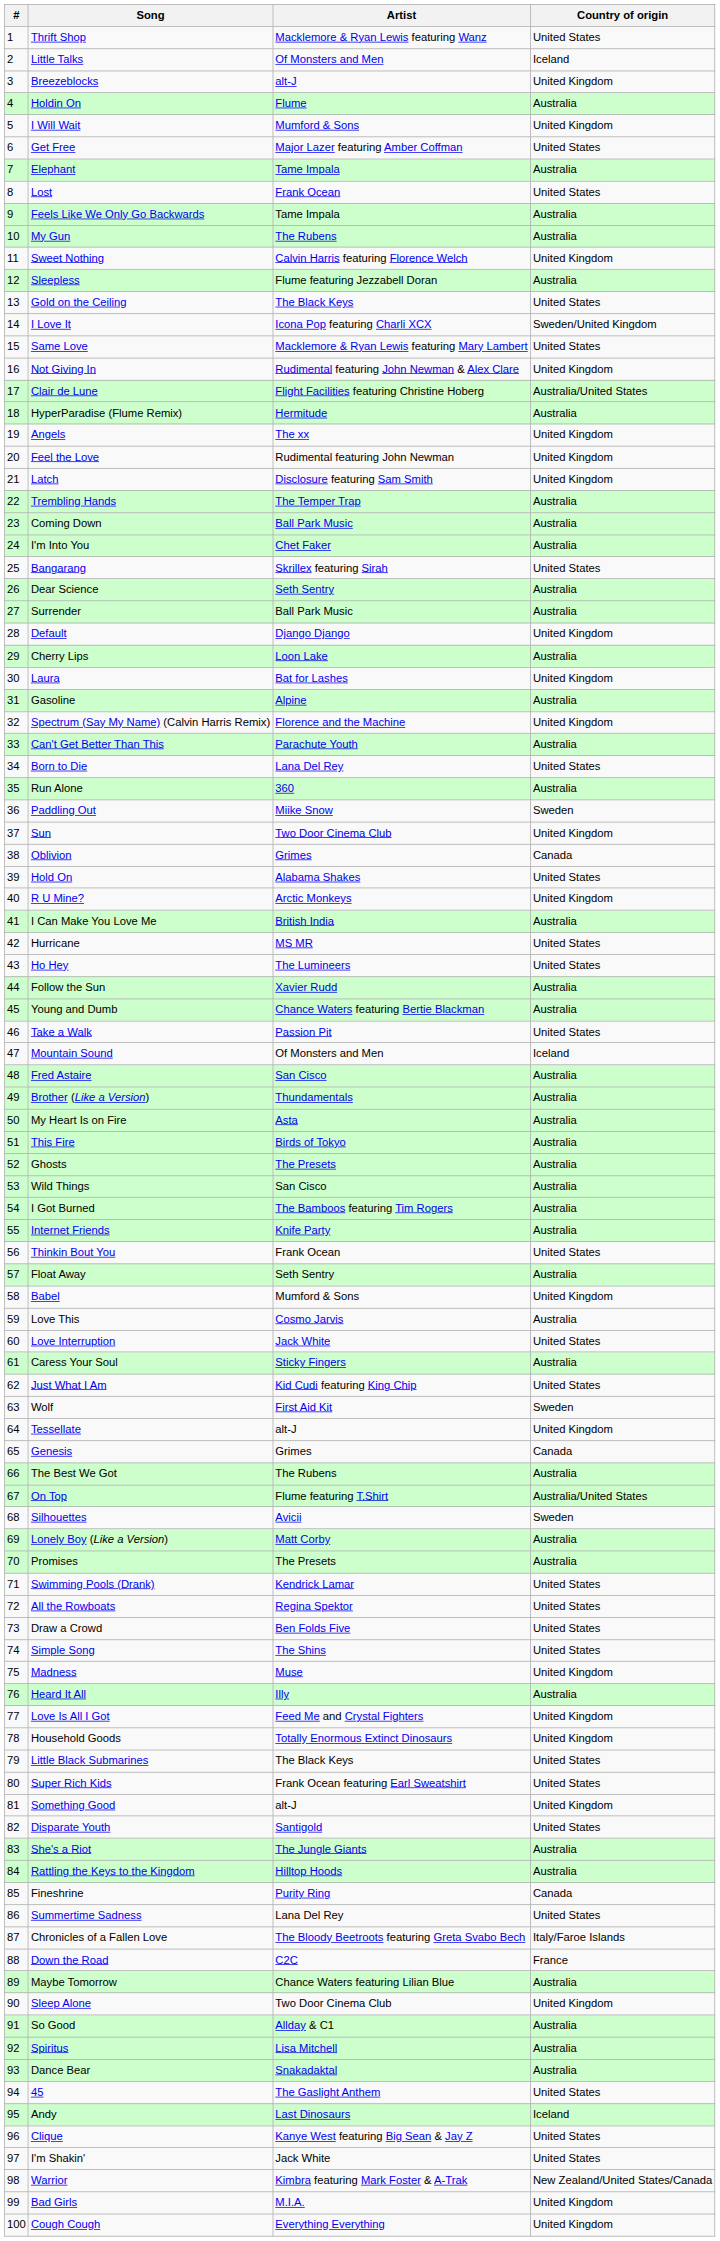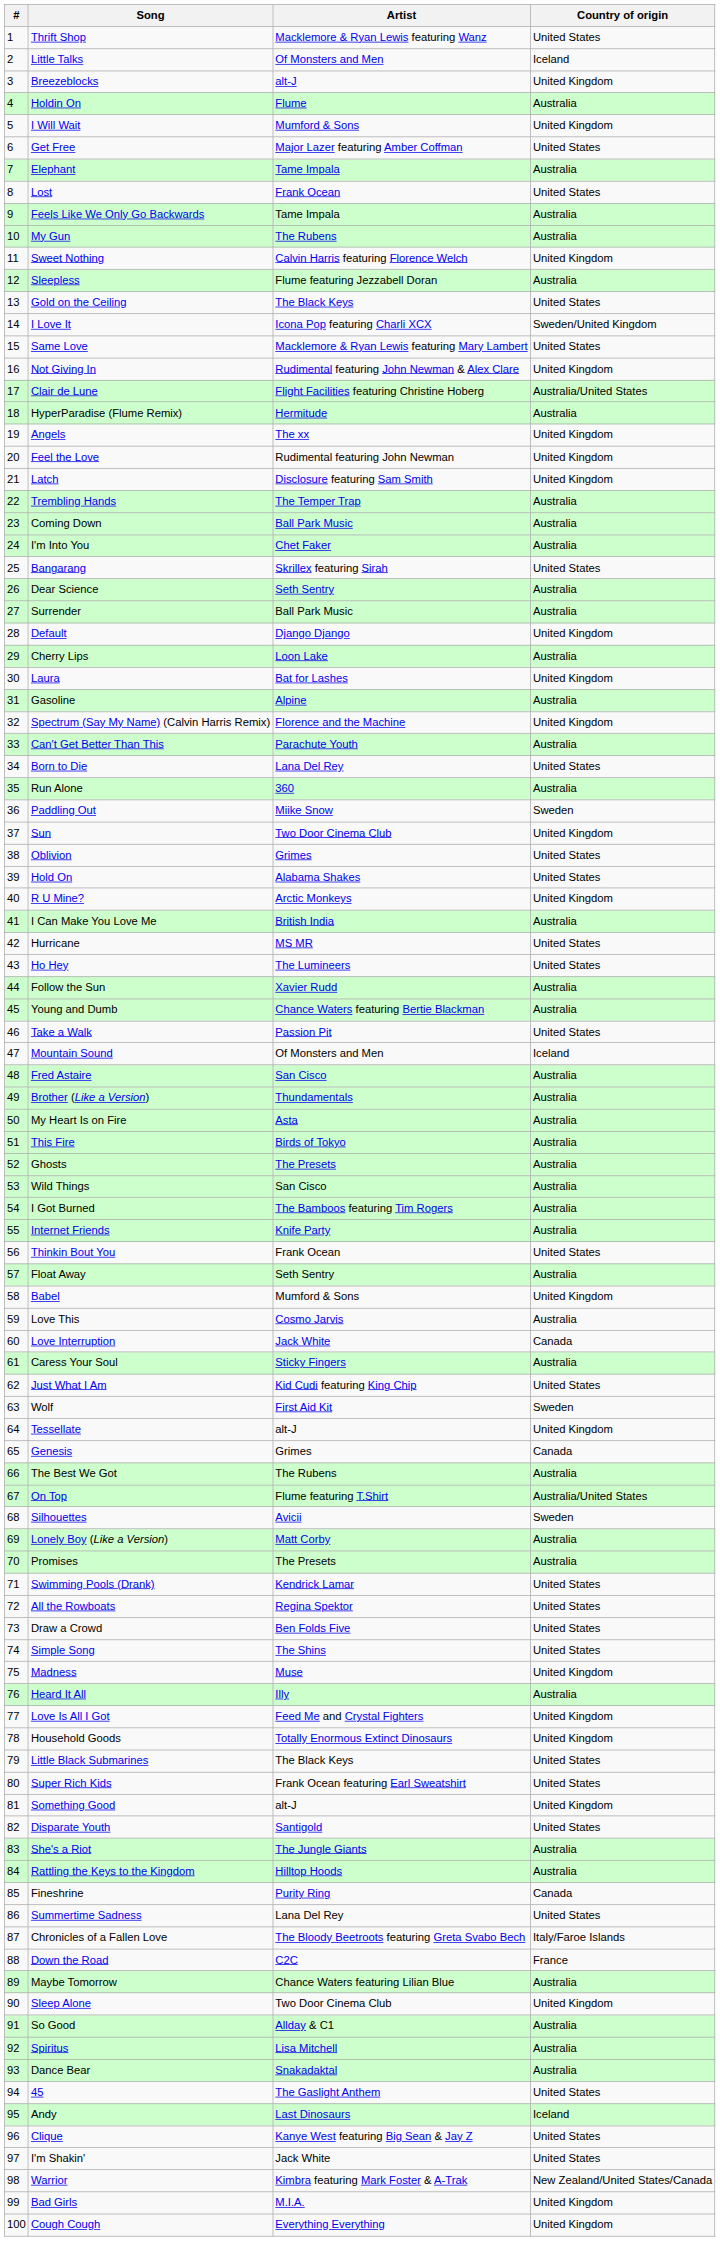(553, 855) Canada -> (567, 855) United States
(567, 1341) United States -> (553, 1341) Canada
